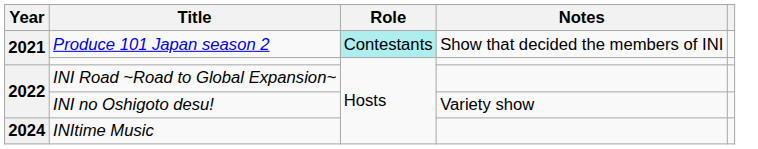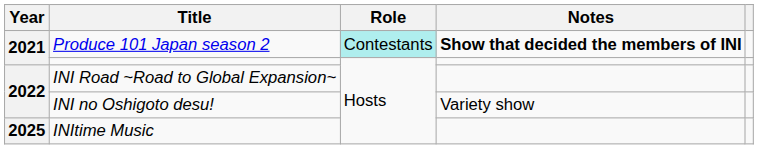(582, 44) normal -> (591, 44) bold
(27, 130) 2024 -> (27, 130) 2025
